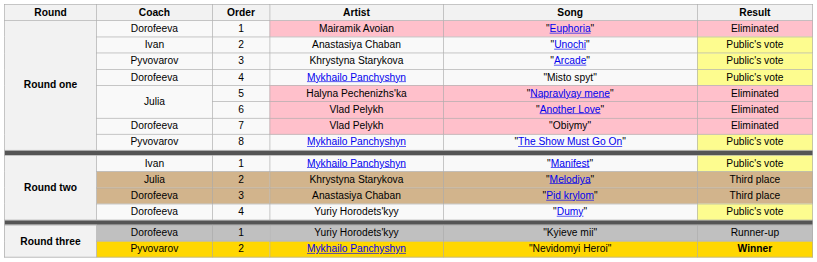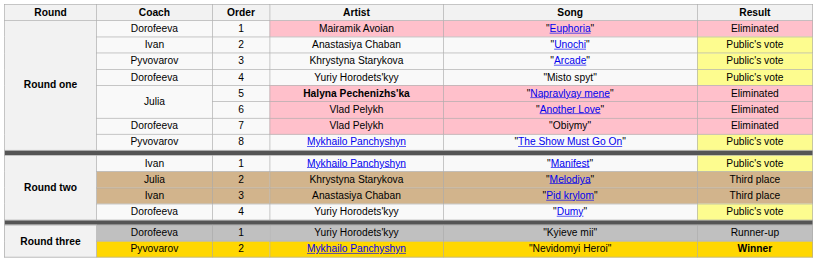(356, 77) Mykhailo Panchyshyn -> (356, 77) Yuriy Horodets'kyy
(356, 93) normal -> (356, 93) bold
(154, 195) Dorofeeva -> (154, 195) Ivan
